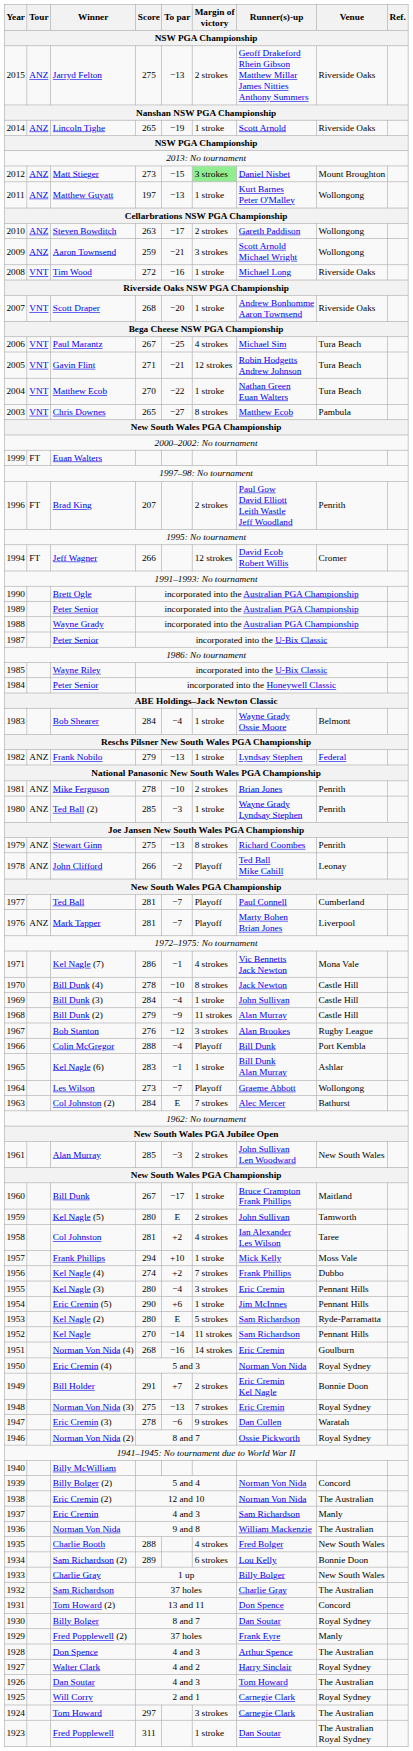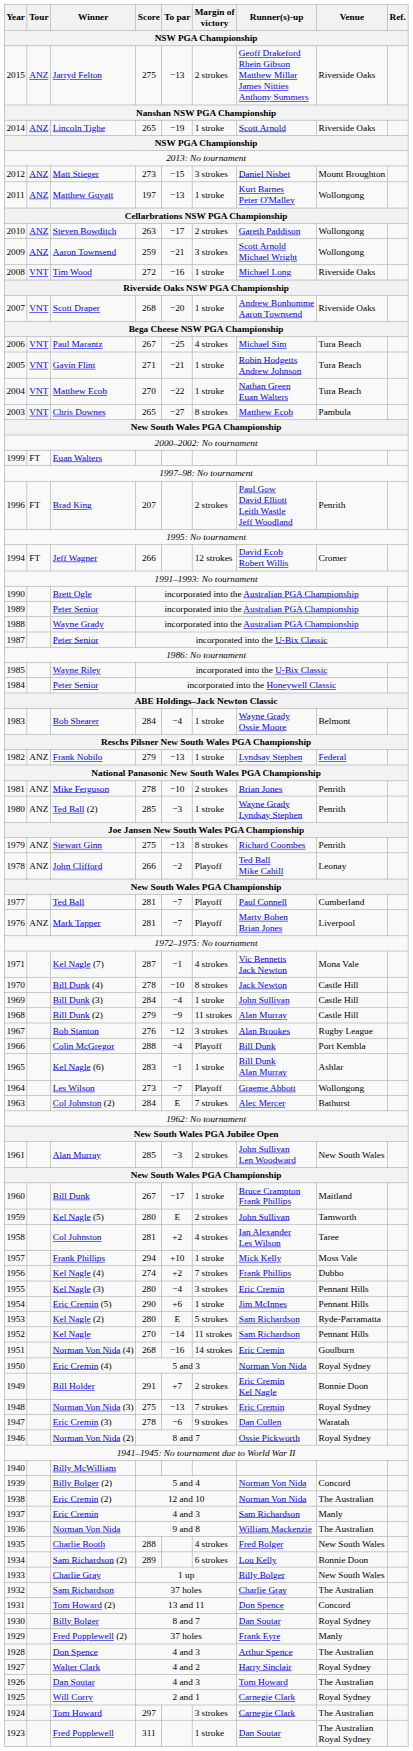(211, 174) lightgreen background -> (211, 174) no background
(214, 365) 12 strokes -> (209, 365) 1 stroke
(149, 964) 286 -> (149, 964) 287
